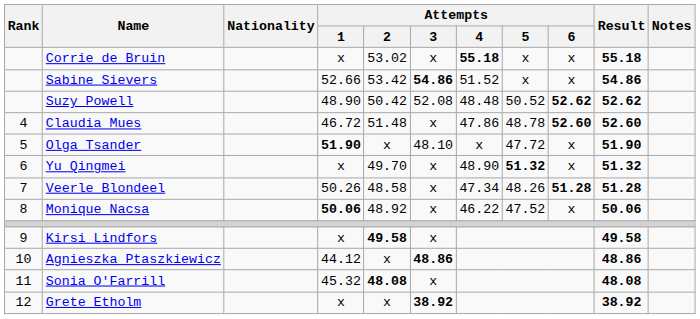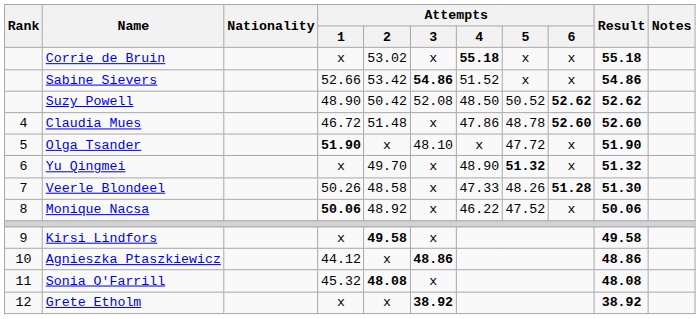(479, 102) 48.48 -> (479, 102) 48.50
(479, 188) 47.34 -> (479, 188) 47.33
(622, 188) 51.28 -> (622, 188) 51.30
